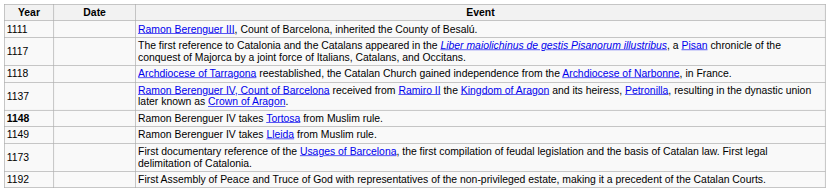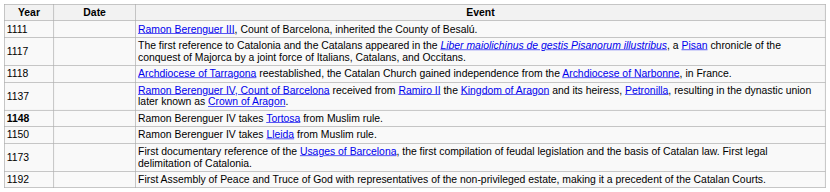(18, 135) 1149 -> (18, 135) 1150
